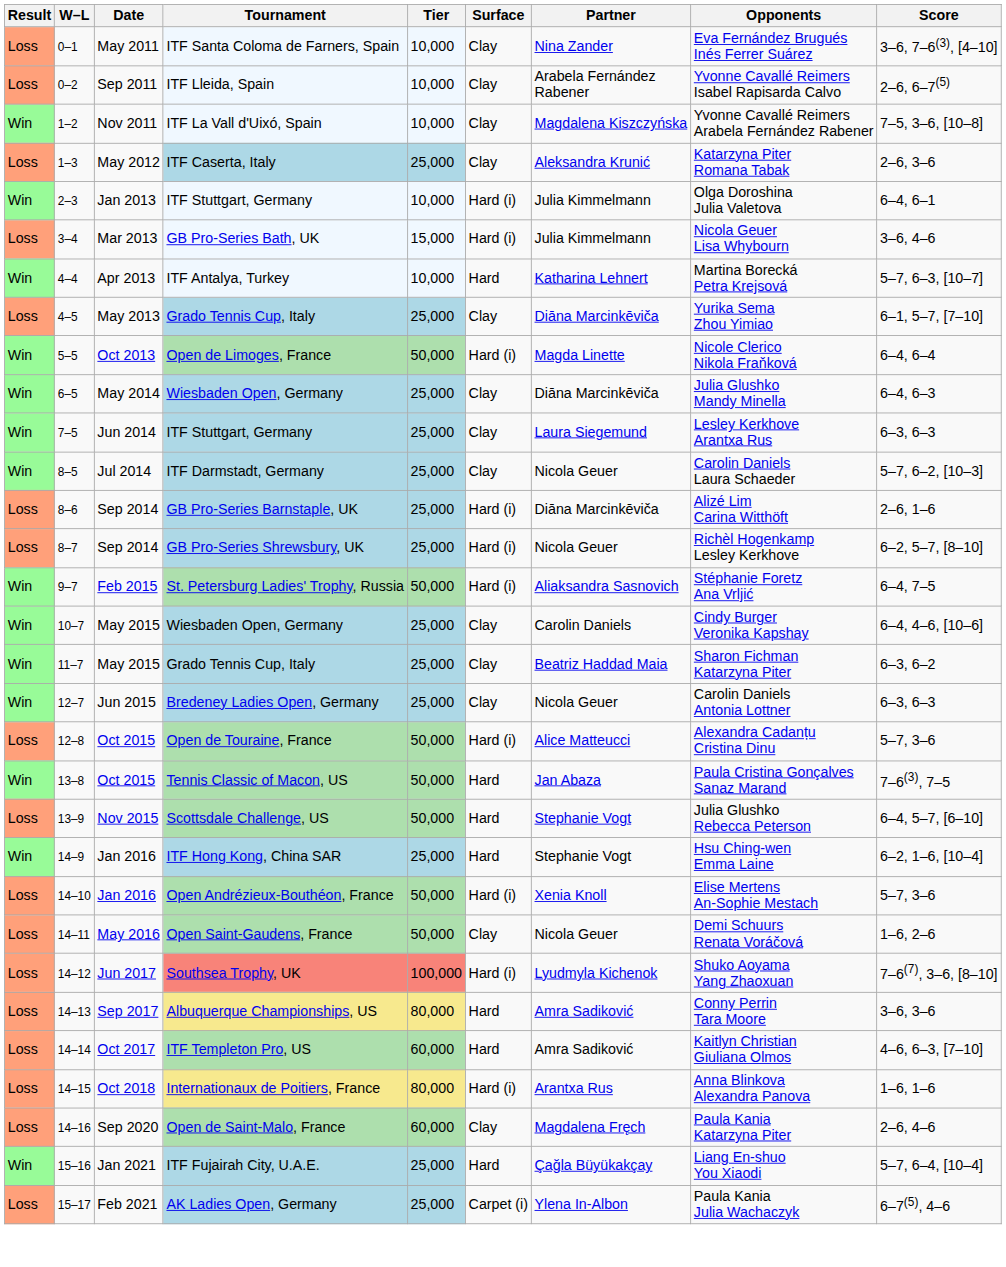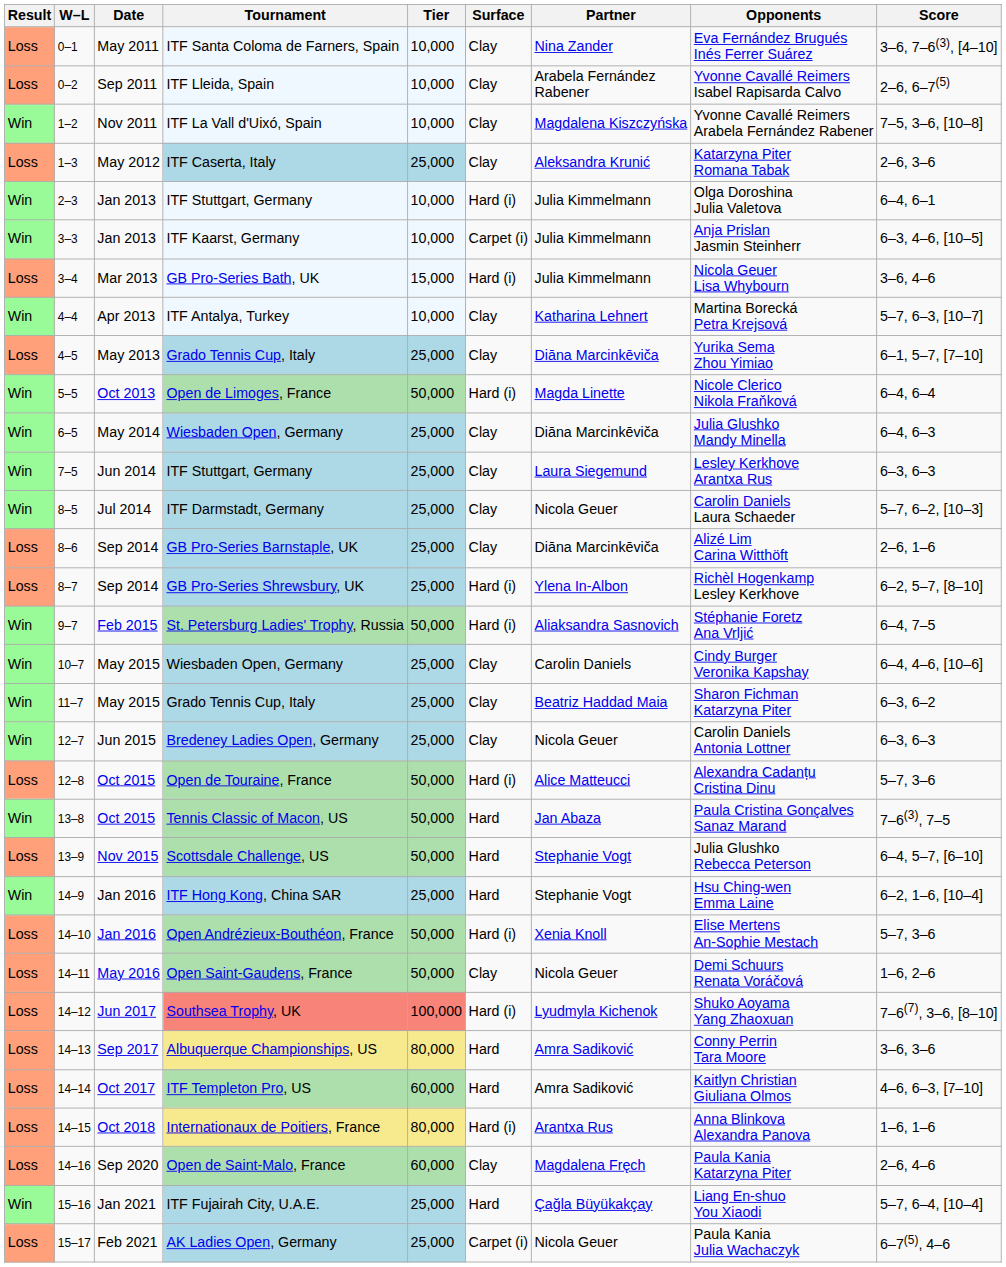+ row: (68, 240)
(484, 278) Hard -> (483, 316) Clay
(492, 509) Hard (i) -> (483, 548) Clay
(576, 548) Nicola Geuer -> (581, 586) Ylena In-Albon
(581, 1204) Ylena In-Albon -> (576, 1243) Nicola Geuer
